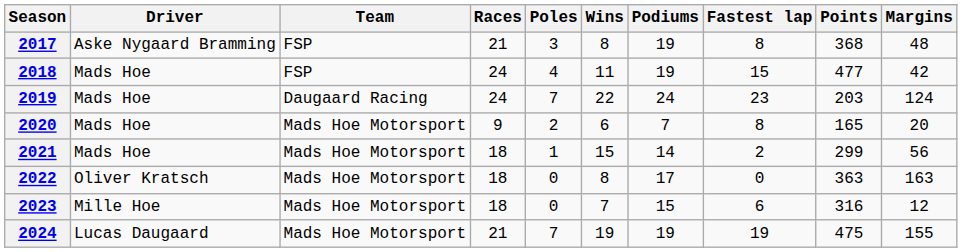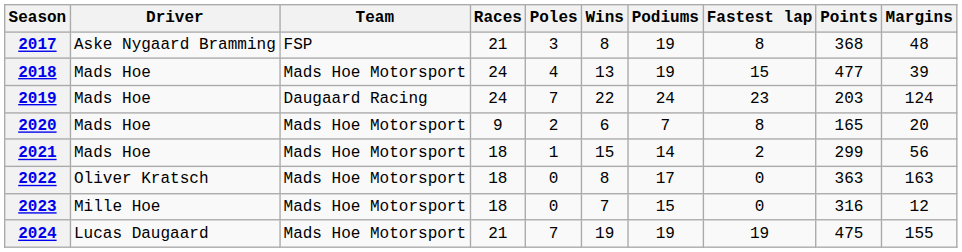(298, 72) FSP -> (375, 72) Mads Hoe Motorsport
(605, 72) 11 -> (605, 72) 13
(919, 72) 42 -> (919, 72) 39
(760, 206) 6 -> (760, 206) 0
